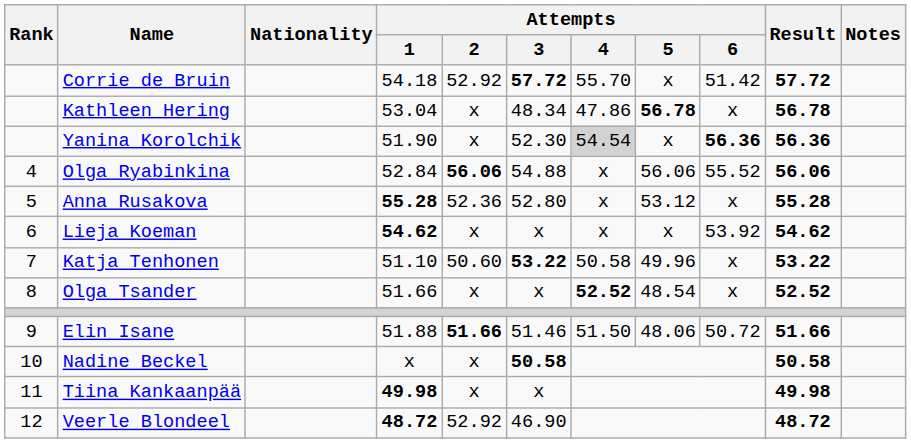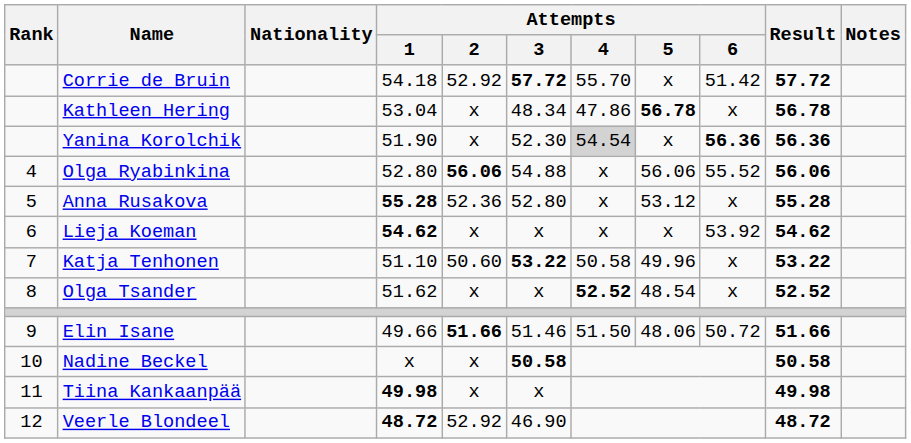(409, 171) 52.84 -> (409, 171) 52.80
(409, 293) 51.66 -> (409, 293) 51.62
(409, 332) 51.88 -> (409, 332) 49.66
